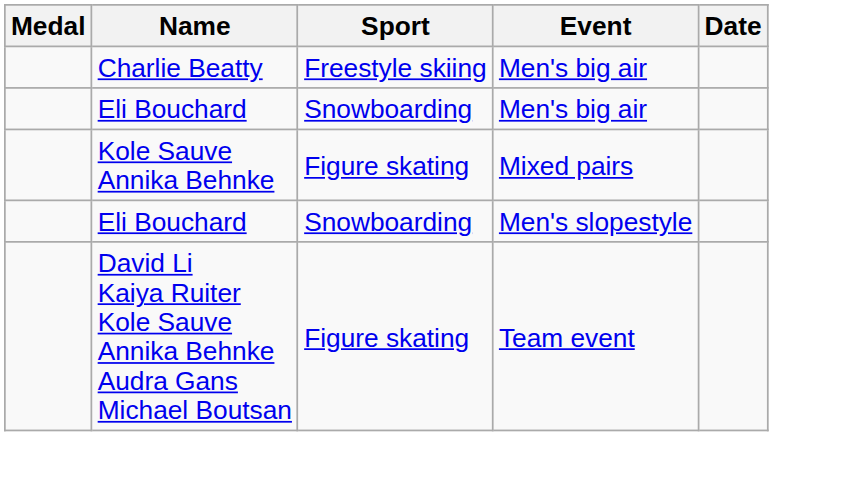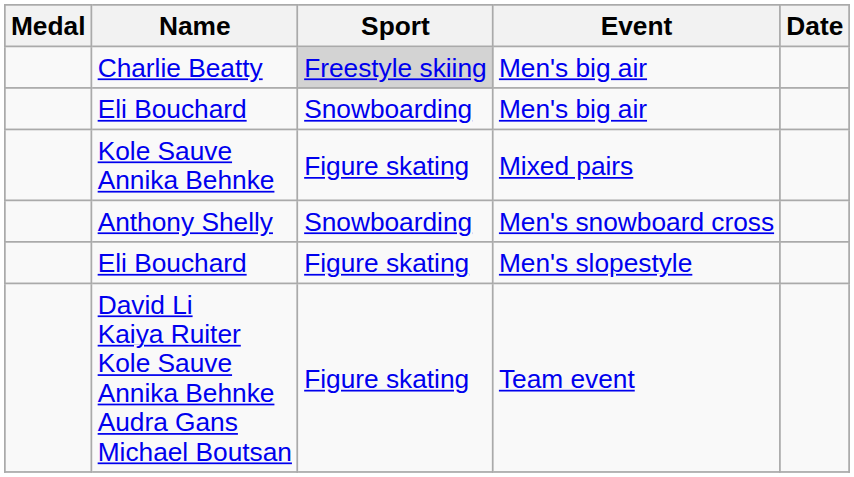(395, 67) no background -> (395, 67) lightgrey background
+ row: (185, 222)
(388, 222) Snowboarding -> (387, 263) Figure skating
